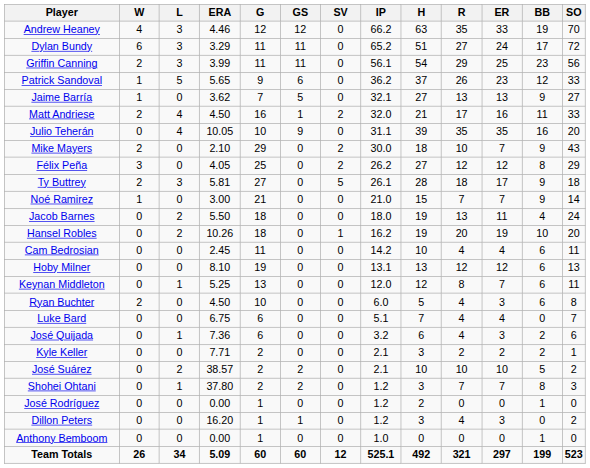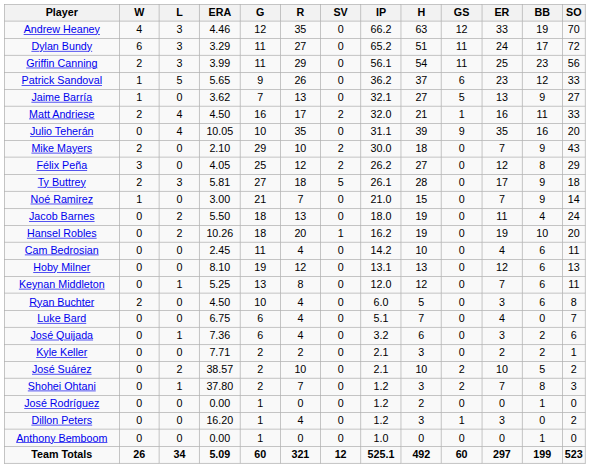columns swapped: (300, 13) <-> (462, 13)
